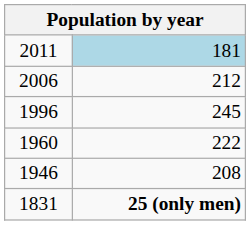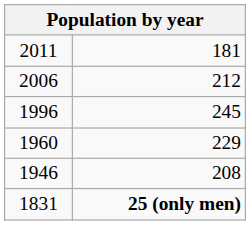(226, 50) lightblue background -> (226, 50) no background
(226, 142) 222 -> (226, 142) 229
